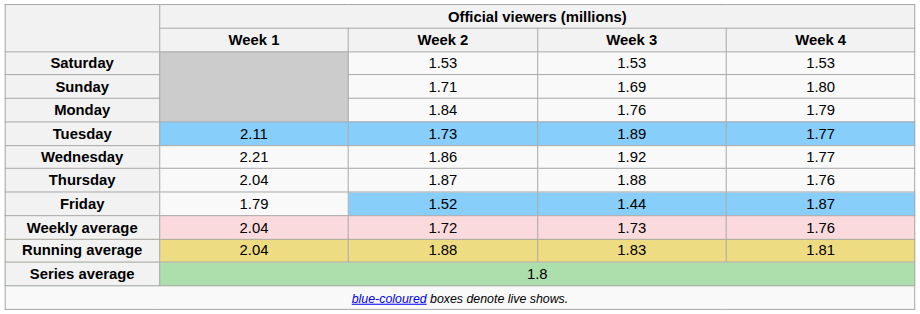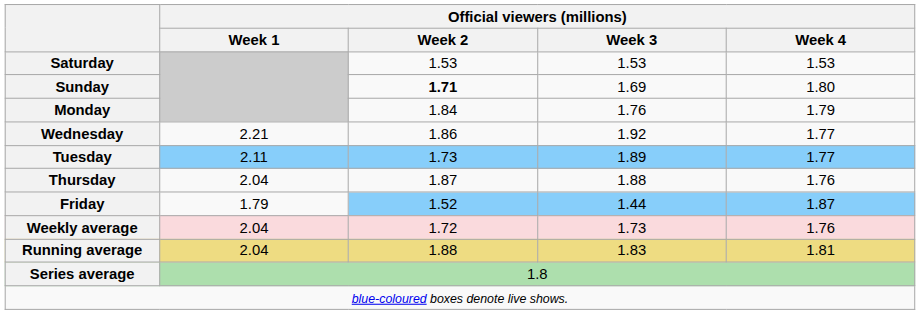(443, 87) normal -> (443, 87) bold
rows swapped: (82, 134) <-> (82, 157)
